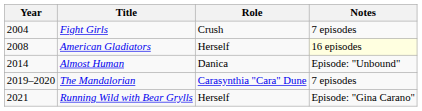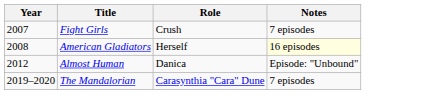(18, 30) 2004 -> (18, 30) 2007
(18, 64) 2014 -> (18, 64) 2012
- row: (126, 98)
